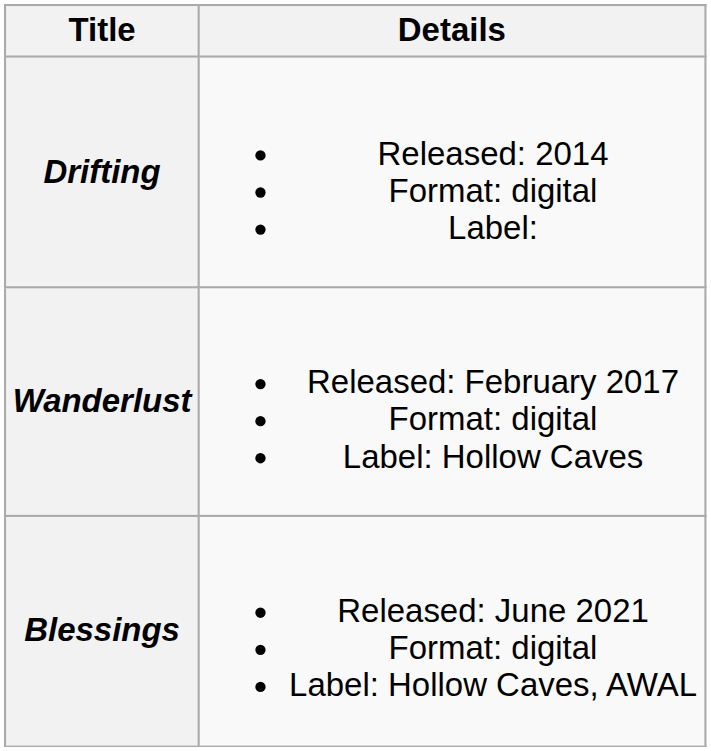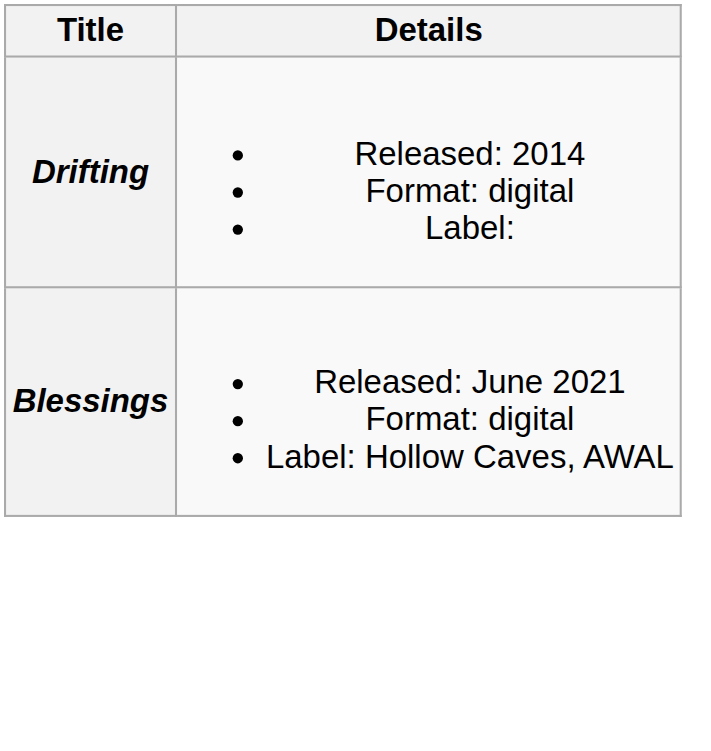- row: (102, 400)
